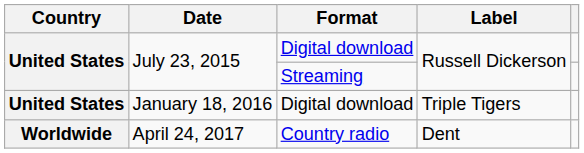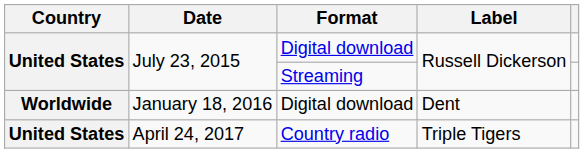(67, 104) United States -> (67, 104) Worldwide
(471, 104) Triple Tigers -> (441, 104) Dent
(67, 133) Worldwide -> (67, 133) United States
(441, 133) Dent -> (471, 133) Triple Tigers
